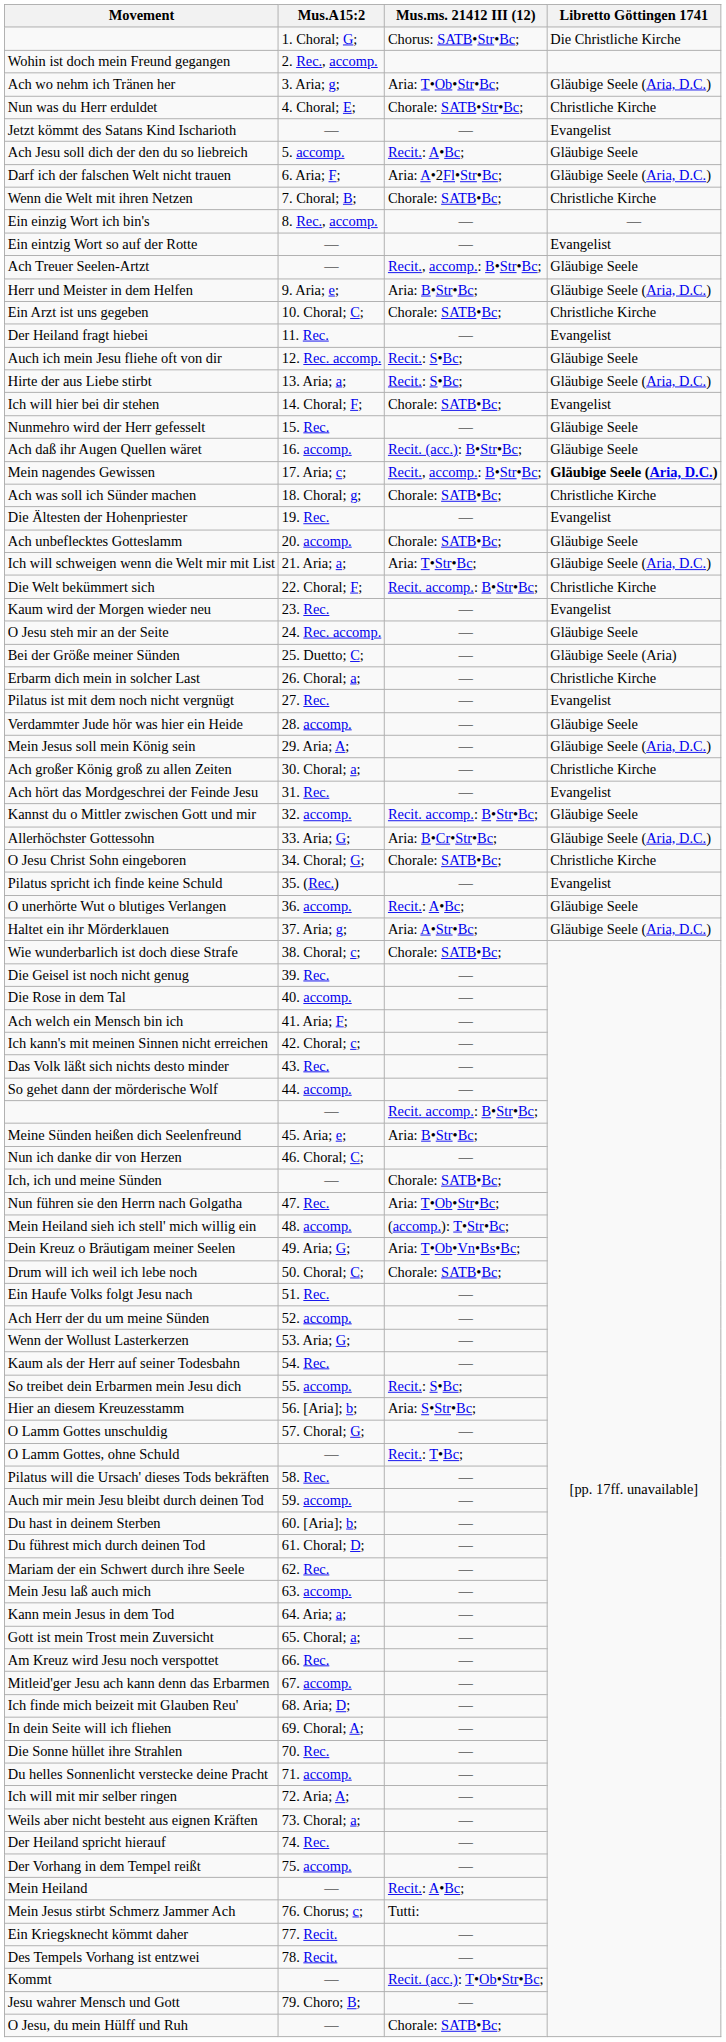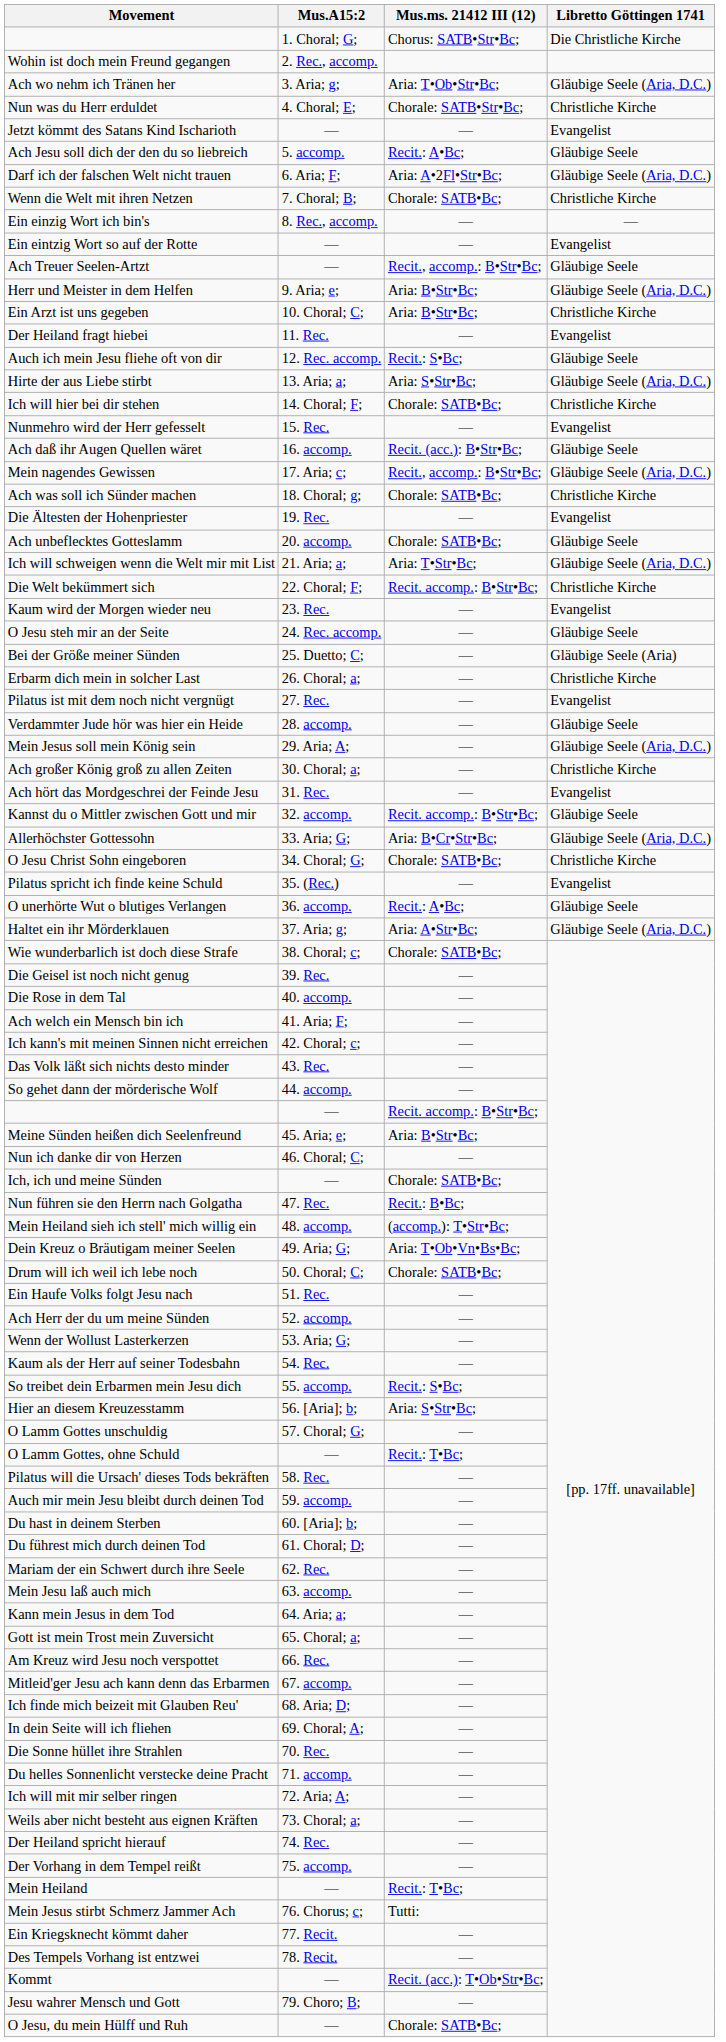(445, 312) Chorale: SATB•Bc; -> (433, 312) Aria: B•Str•Bc;
(425, 381) Recit.: S•Bc; -> (432, 381) Aria: S•Str•Bc;
(581, 404) Evangelist -> (603, 404) Christliche Kirche
(594, 426) Gläubige Seele -> (581, 426) Evangelist
(634, 472) bold -> (631, 472) normal
(444, 1203) Aria: T•Ob•Str•Bc; -> (426, 1203) Recit.: B•Bc;
(426, 1888) Recit.: A•Bc; -> (426, 1888) Recit.: T•Bc;
